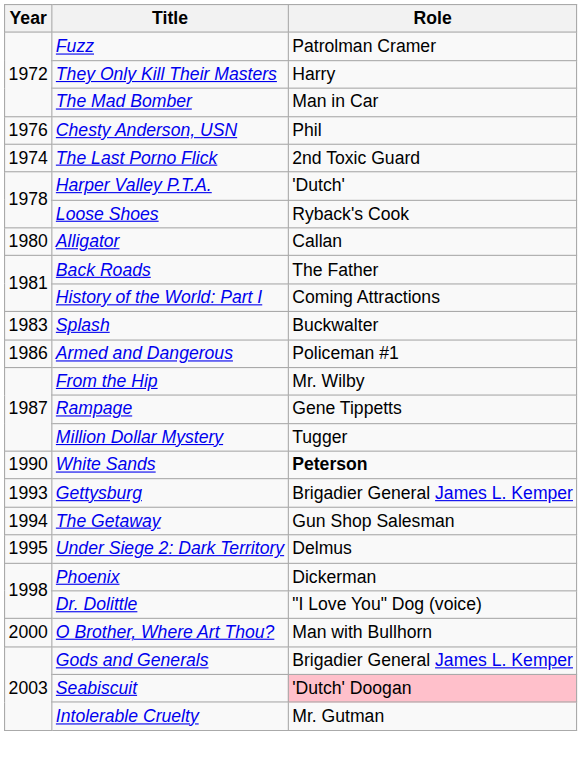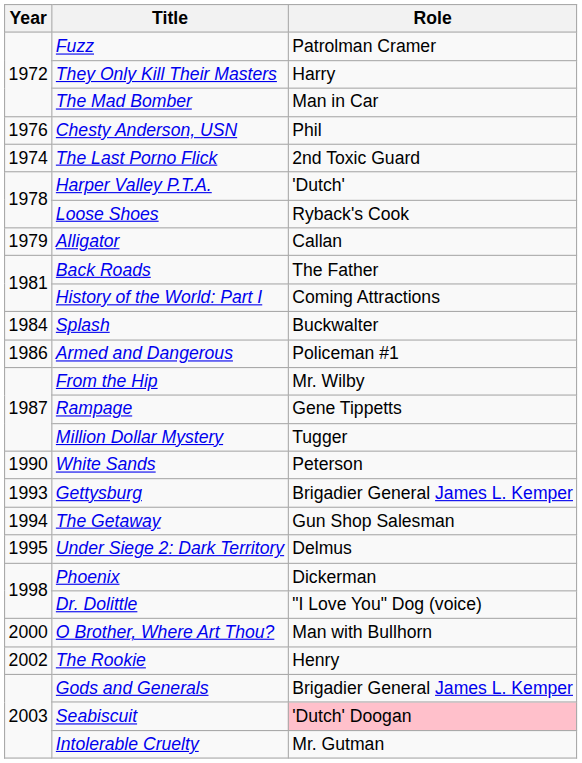(28, 241) 1980 -> (28, 241) 1979
(28, 325) 1983 -> (28, 325) 1984
(330, 465) bold -> (327, 465) normal
+ row: (101, 660)
